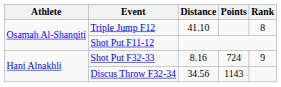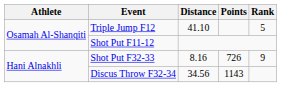(263, 27) 8 -> (263, 27) 5
(234, 58) 724 -> (234, 58) 726
